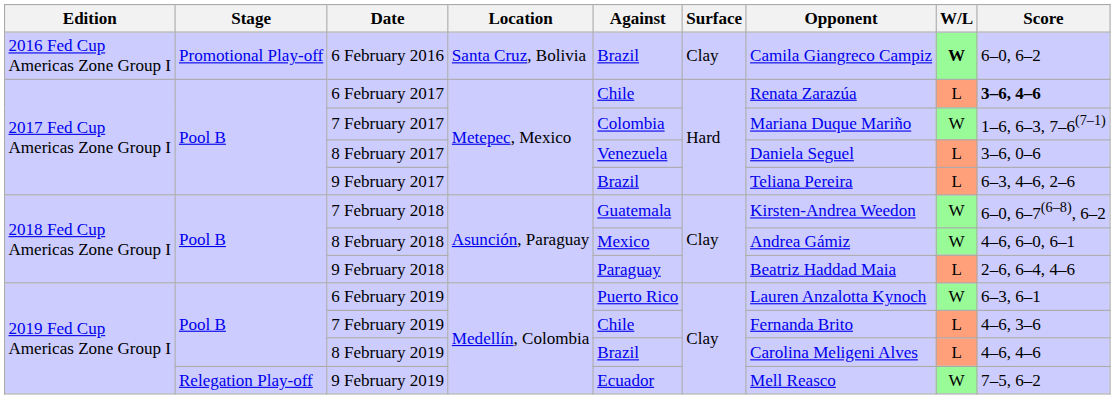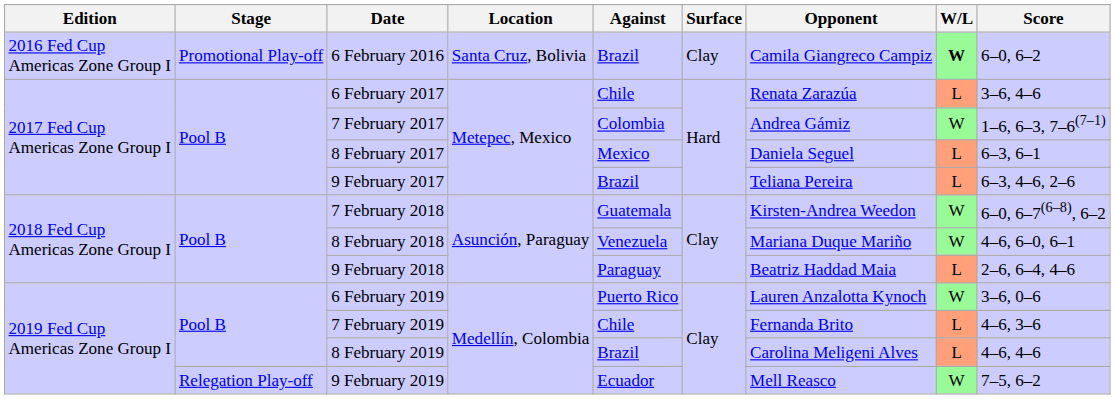(1011, 93) bold -> (1011, 93) normal
(831, 123) Mariana Duque Mariño -> (800, 123) Andrea Gámiz
(632, 153) Venezuela -> (623, 153) Mexico
(1011, 153) 3–6, 0–6 -> (1011, 153) 6–3, 6–1
(623, 240) Mexico -> (632, 240) Venezuela
(800, 240) Andrea Gámiz -> (831, 240) Mariana Duque Mariño
(1011, 296) 6–3, 6–1 -> (1011, 296) 3–6, 0–6
